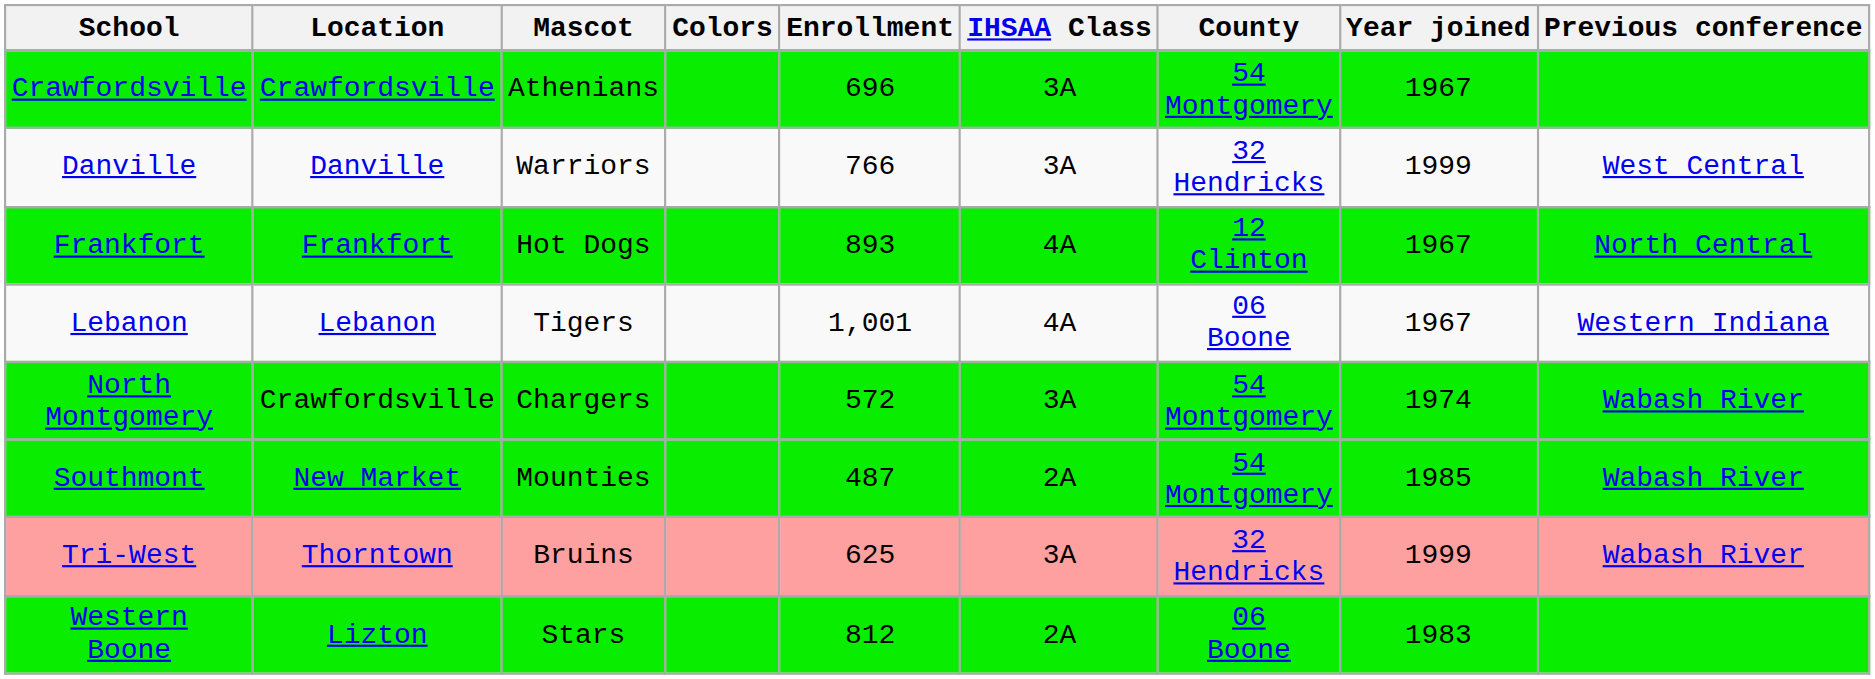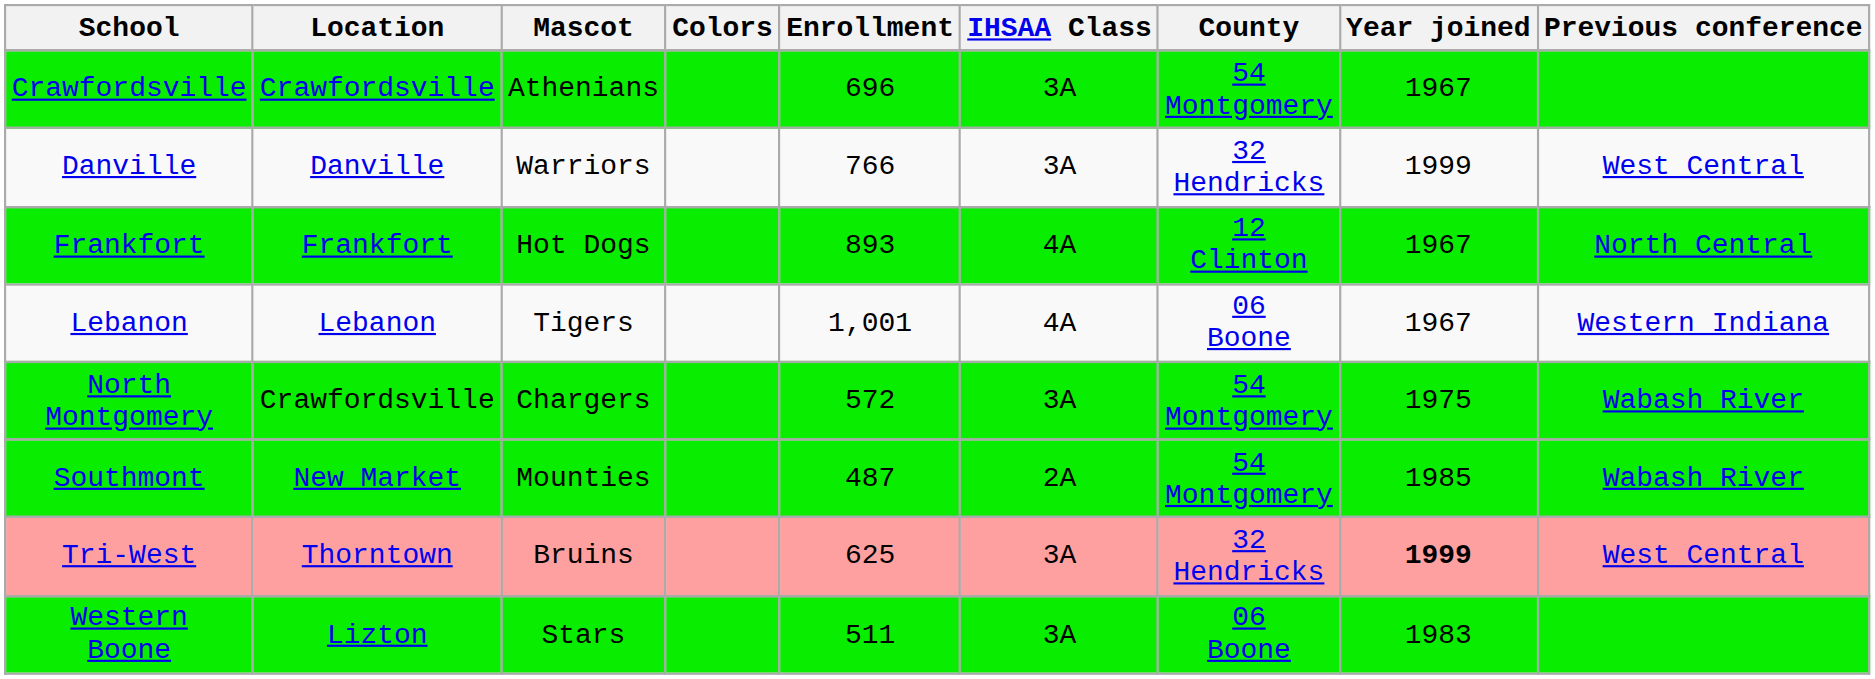(1438, 401) 1974 -> (1438, 401) 1975
(1438, 556) normal -> (1438, 556) bold
(1703, 556) Wabash River -> (1703, 556) West Central
(870, 634) 812 -> (870, 634) 511
(1059, 634) 2A -> (1059, 634) 3A
